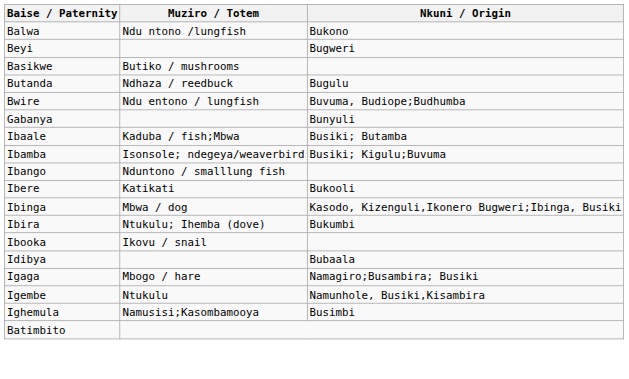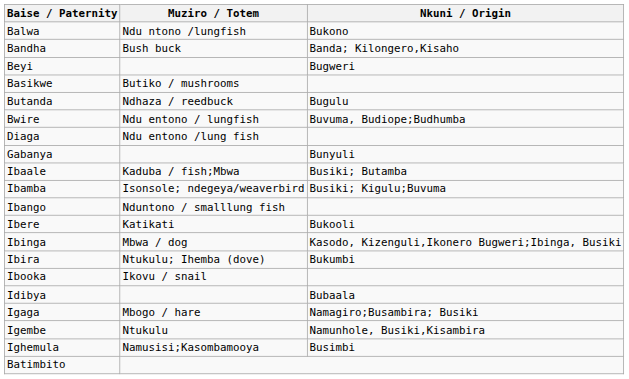+ row: (26, 48)
+ row: (23, 136)
